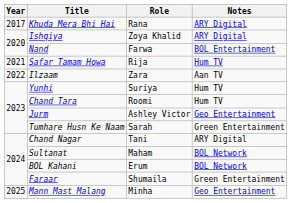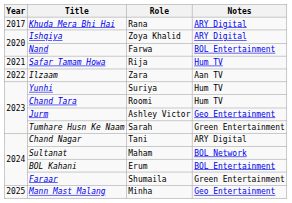(220, 166) BOL Network -> (235, 166) BOL Entertainment
